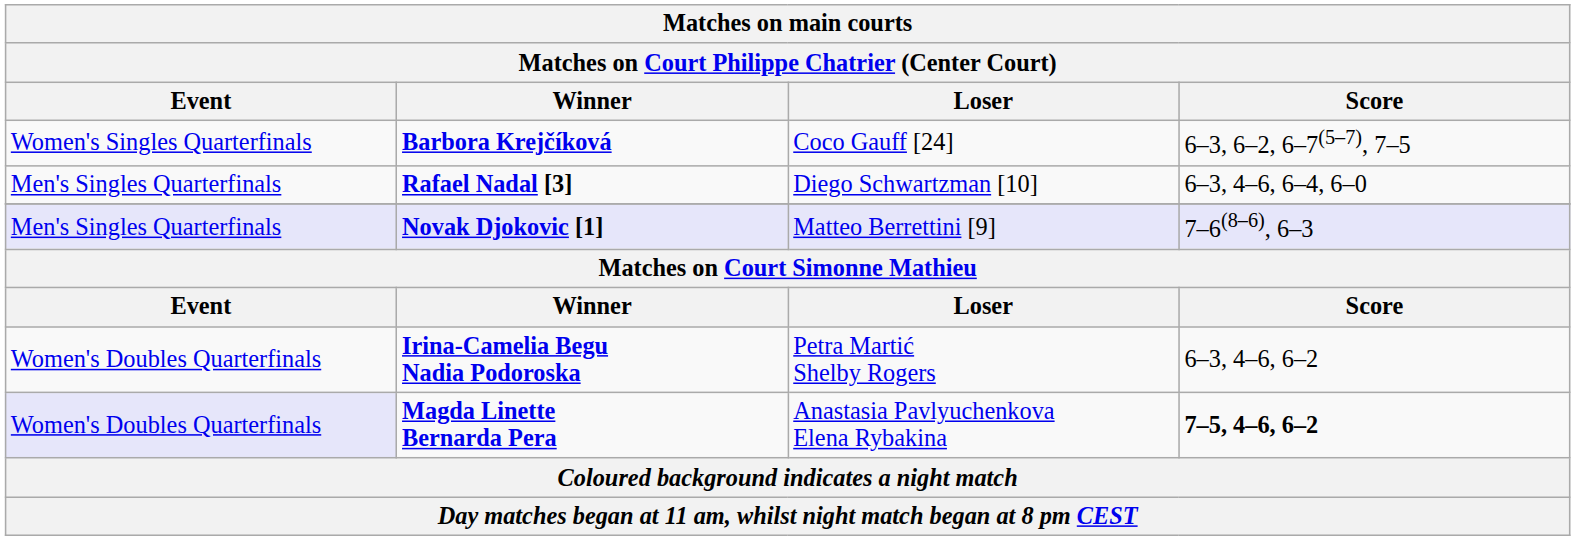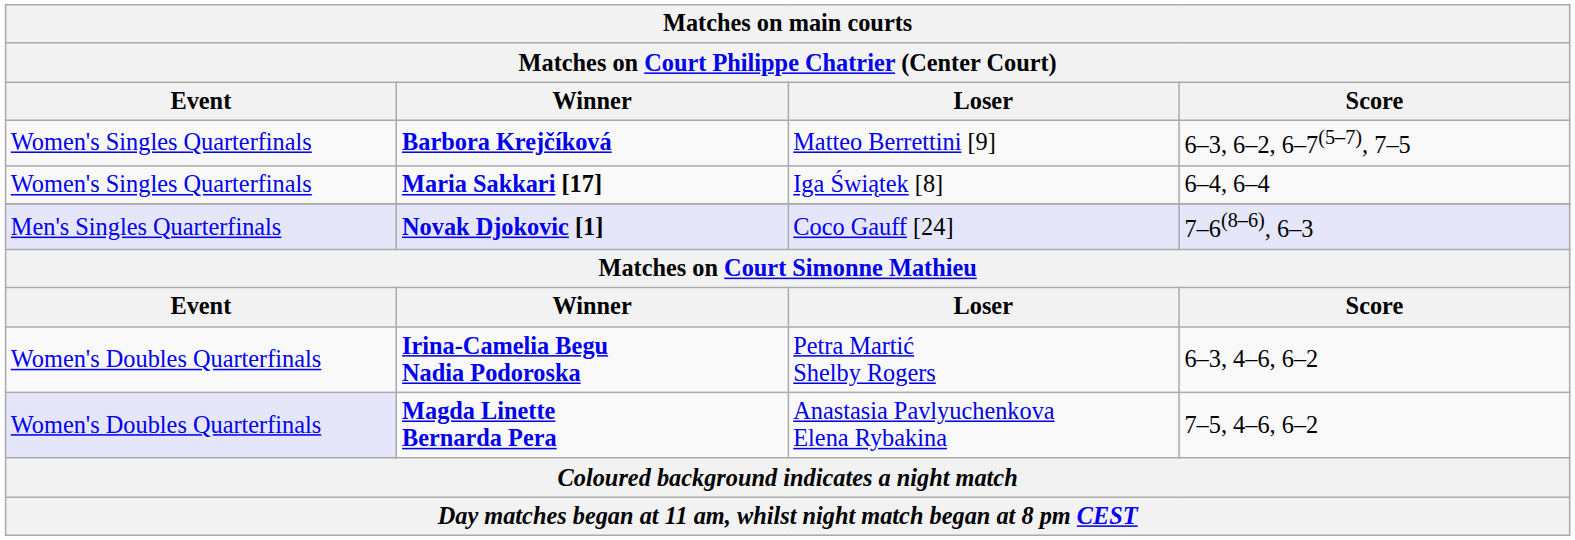(873, 142) Coco Gauff [24] -> (895, 142) Matteo Berrettini [9]
+ row: (502, 184)
- row: (487, 184)
(895, 226) Matteo Berrettini [9] -> (873, 226) Coco Gauff [24]
(1251, 425) bold -> (1251, 425) normal
